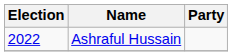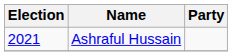(24, 39) 2022 -> (24, 39) 2021
